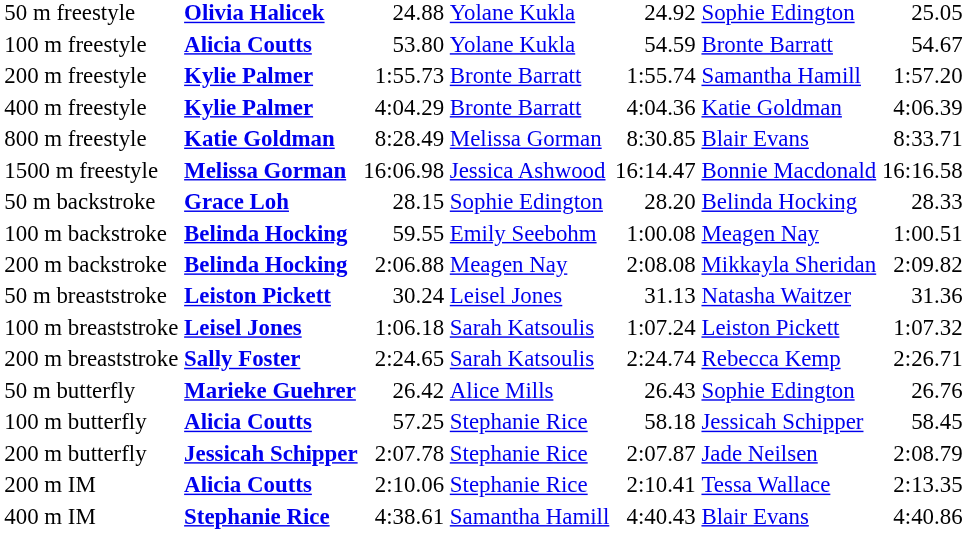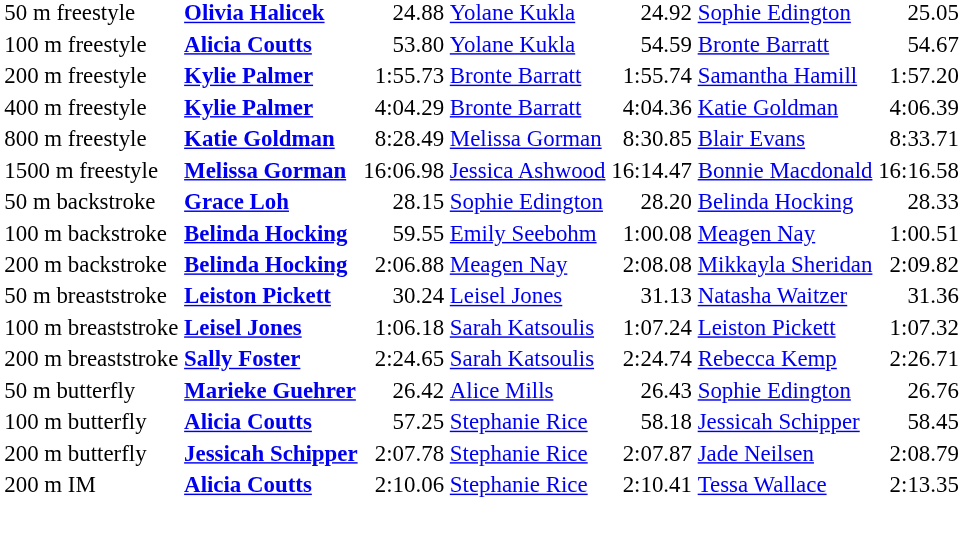- row: (50, 516)
